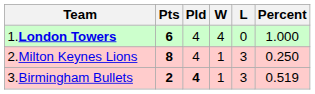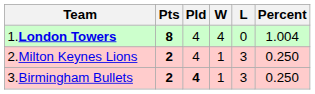(169, 36) 6 -> (169, 36) 8
(282, 36) 1.000 -> (282, 36) 1.004
(169, 57) 8 -> (169, 57) 2
(282, 78) 0.519 -> (282, 78) 0.250
